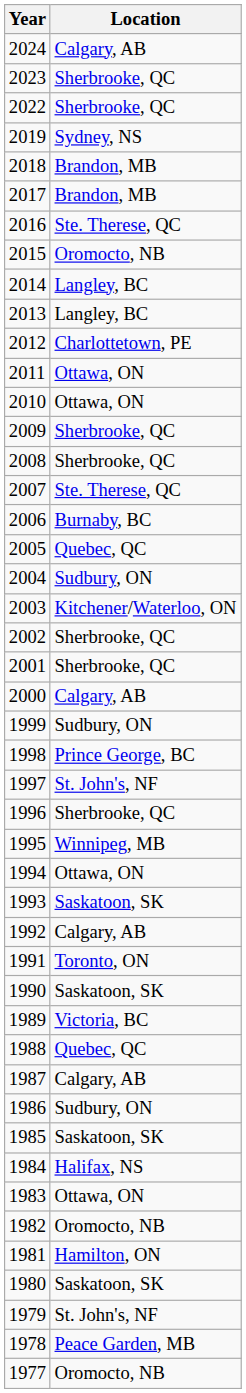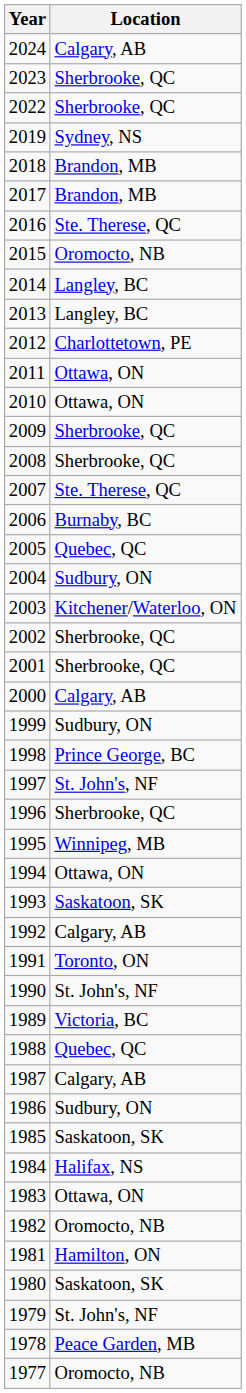(109, 990) Saskatoon, SK -> (106, 990) St. John's, NF
